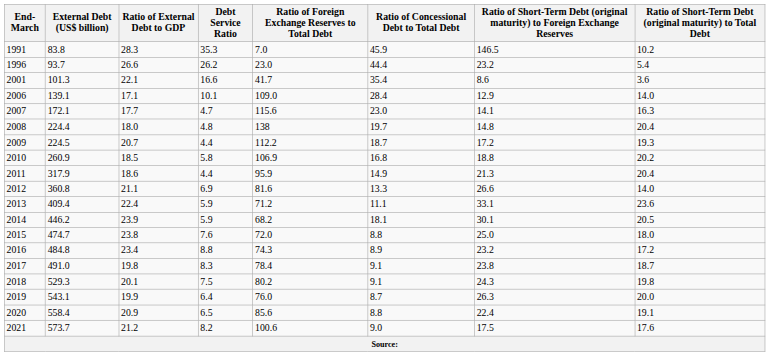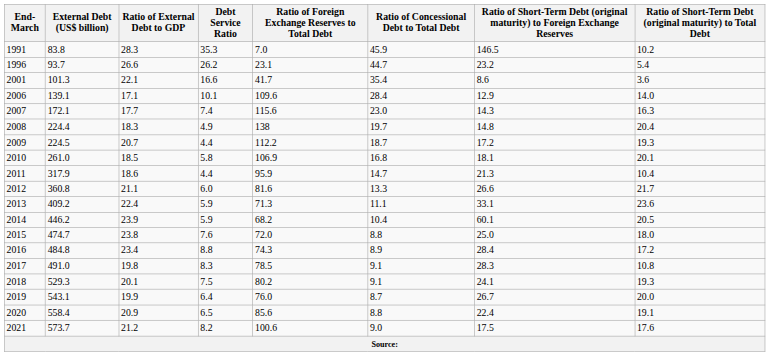(264, 65) 23.0 -> (264, 65) 23.1
(378, 65) 44.4 -> (378, 65) 44.7
(266, 96) 109.0 -> (266, 96) 109.6
(206, 111) 4.7 -> (206, 111) 7.4
(485, 111) 14.1 -> (485, 111) 14.3
(130, 127) 18.0 -> (130, 127) 18.3
(206, 127) 4.8 -> (206, 127) 4.9
(59, 158) 260.9 -> (59, 158) 261.0
(485, 158) 18.8 -> (485, 158) 18.1
(646, 158) 20.2 -> (646, 158) 20.1
(378, 173) 14.9 -> (378, 173) 14.7
(646, 173) 20.4 -> (646, 173) 10.4
(206, 188) 6.9 -> (206, 188) 6.0
(646, 188) 14.0 -> (646, 188) 21.7
(59, 204) 409.4 -> (59, 204) 409.2
(264, 204) 71.2 -> (264, 204) 71.3
(378, 219) 18.1 -> (378, 219) 10.4
(485, 219) 30.1 -> (485, 219) 60.1
(485, 250) 23.2 -> (485, 250) 28.4
(264, 266) 78.4 -> (264, 266) 78.5
(485, 266) 23.8 -> (485, 266) 28.3
(646, 266) 18.7 -> (646, 266) 10.8
(485, 281) 24.3 -> (485, 281) 24.1
(646, 281) 19.8 -> (646, 281) 19.3
(485, 297) 26.3 -> (485, 297) 26.7
